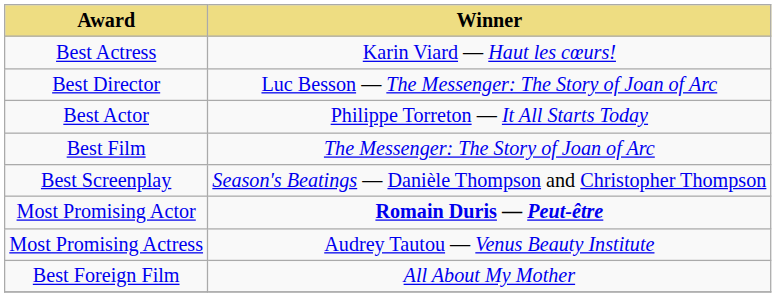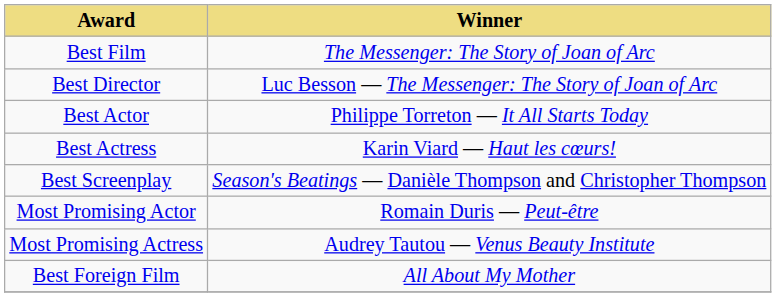rows swapped: (106, 148) <-> (106, 52)
(489, 212) bold -> (489, 212) normal
